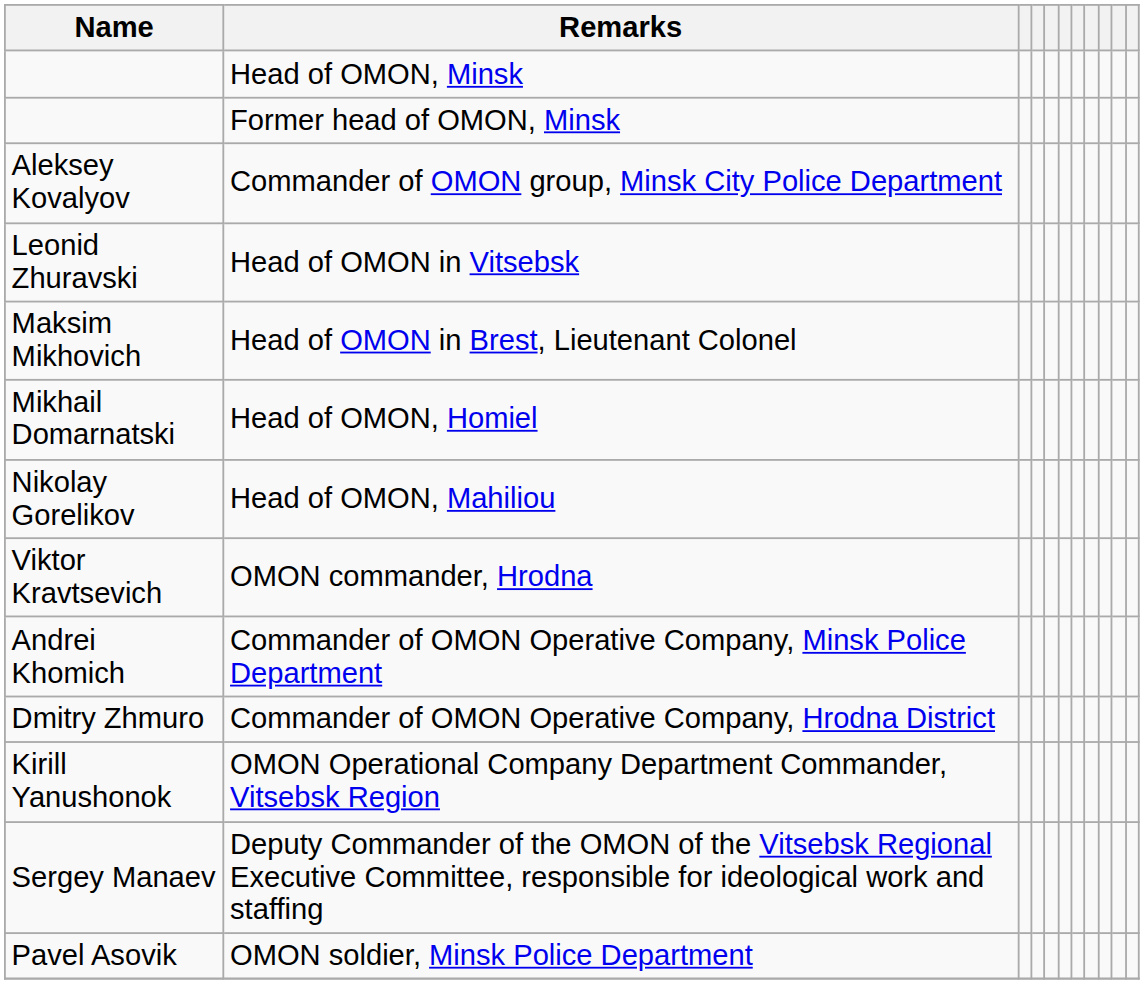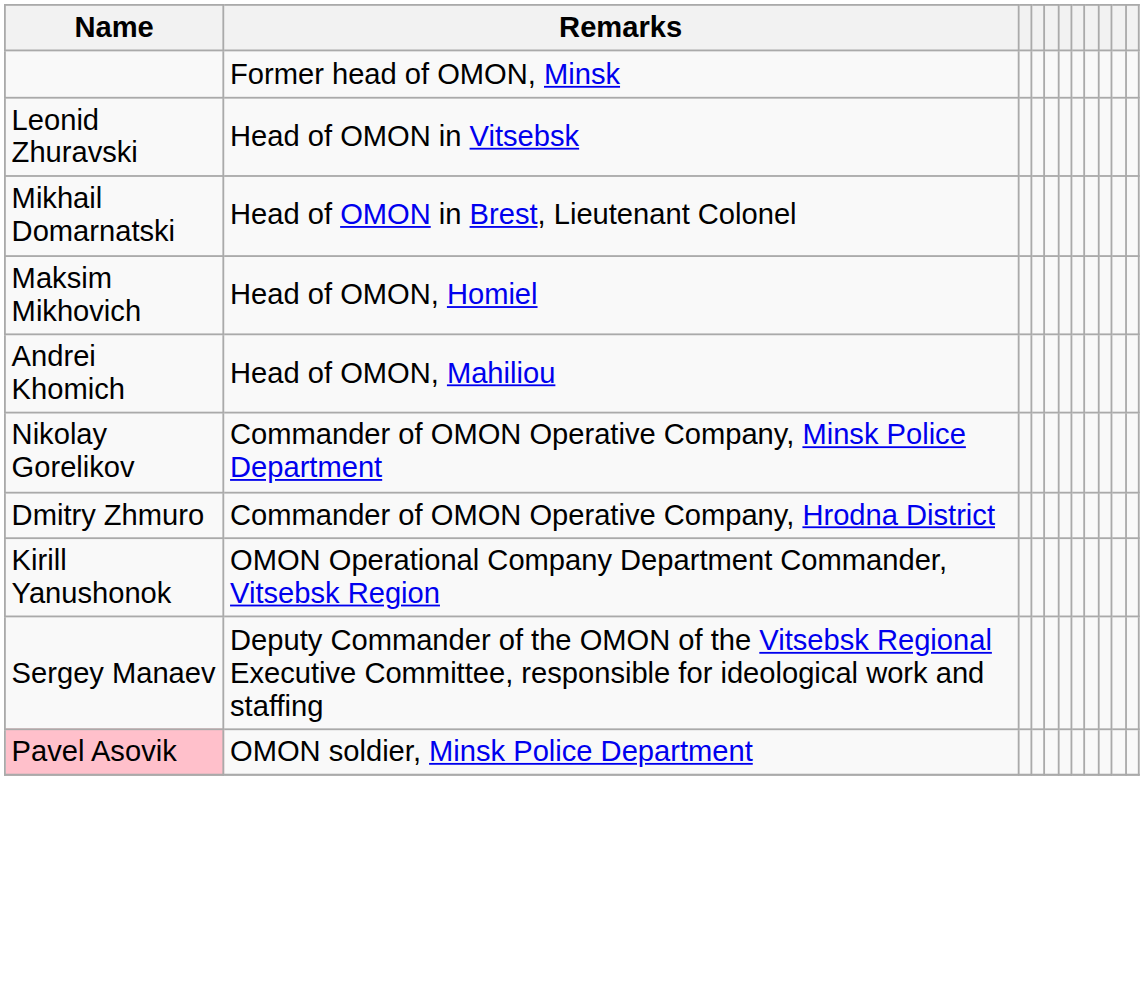- row: (377, 73)
- row: (616, 182)
(76, 340) Maksim Mikhovich -> (93, 215) Mikhail Domarnatski
(93, 419) Mikhail Domarnatski -> (76, 294) Maksim Mikhovich
(73, 498) Nikolay Gorelikov -> (68, 373) Andrei Khomich
- row: (411, 577)
(68, 656) Andrei Khomich -> (73, 452) Nikolay Gorelikov
(94, 955) no background -> (94, 751) pink background
